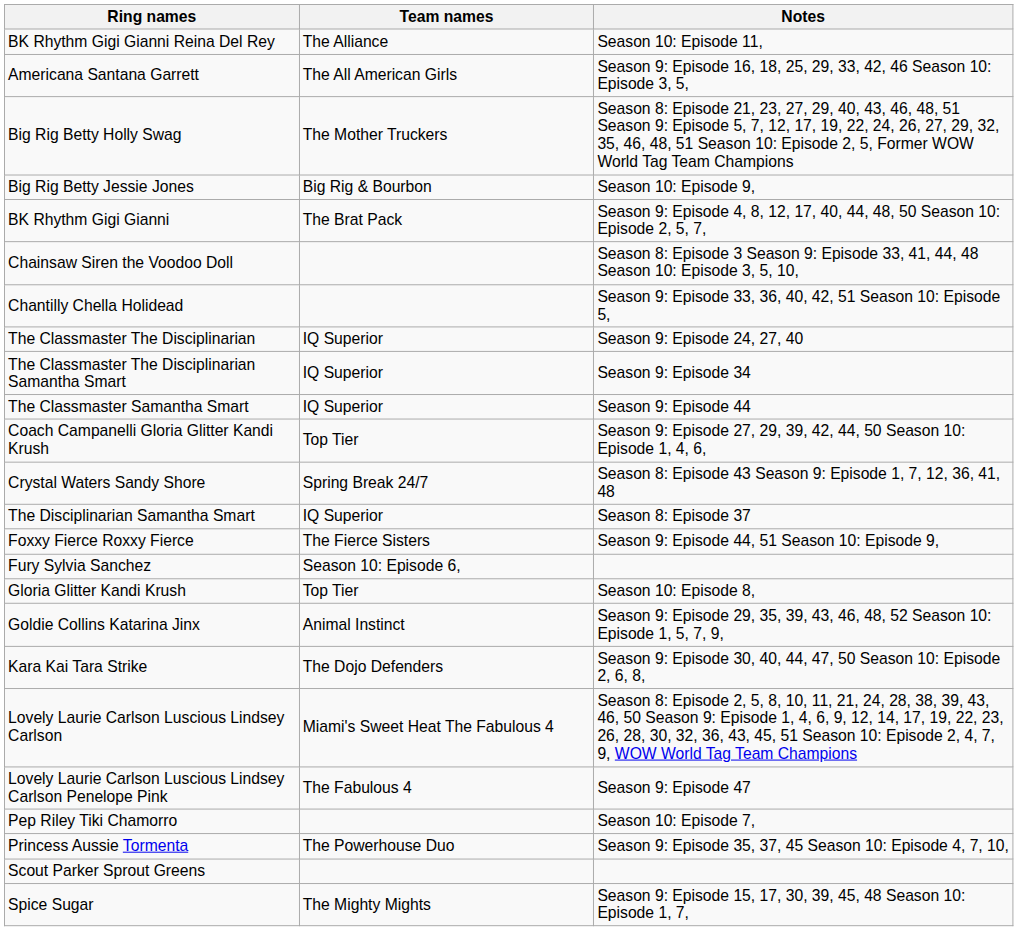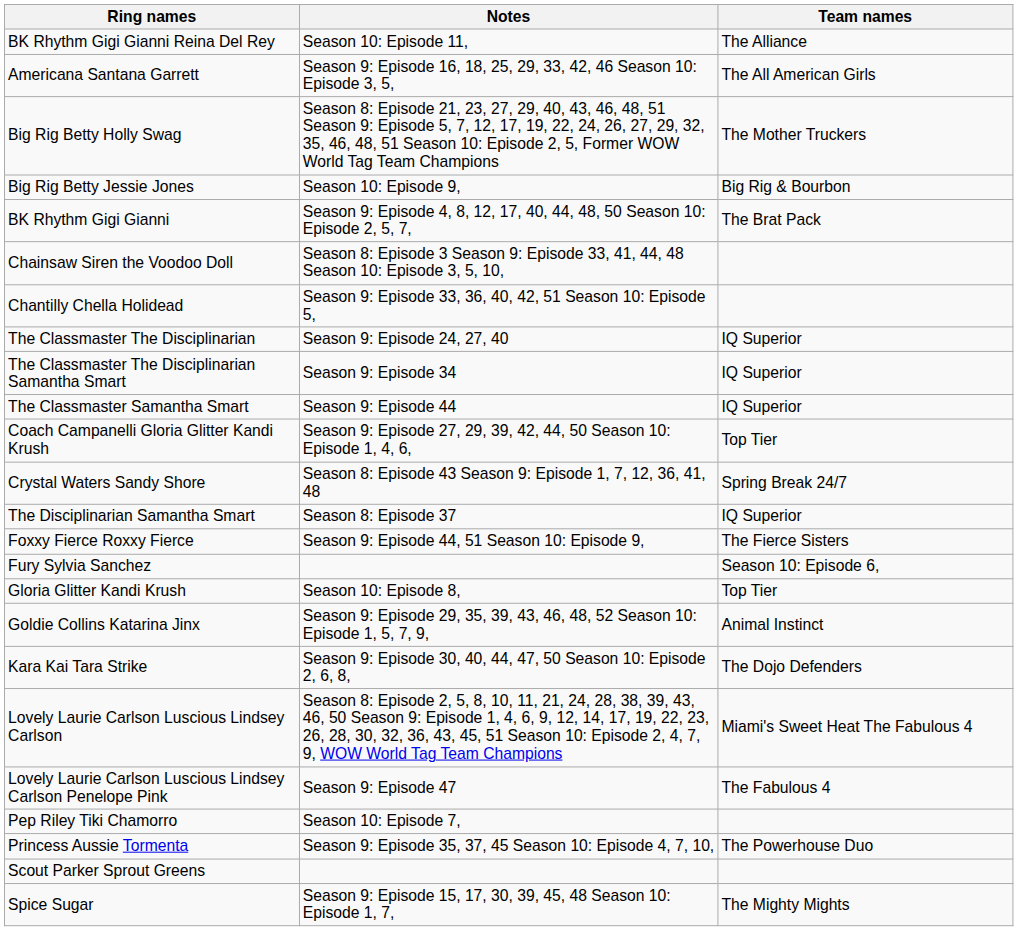columns swapped: (446, 16) <-> (803, 16)
